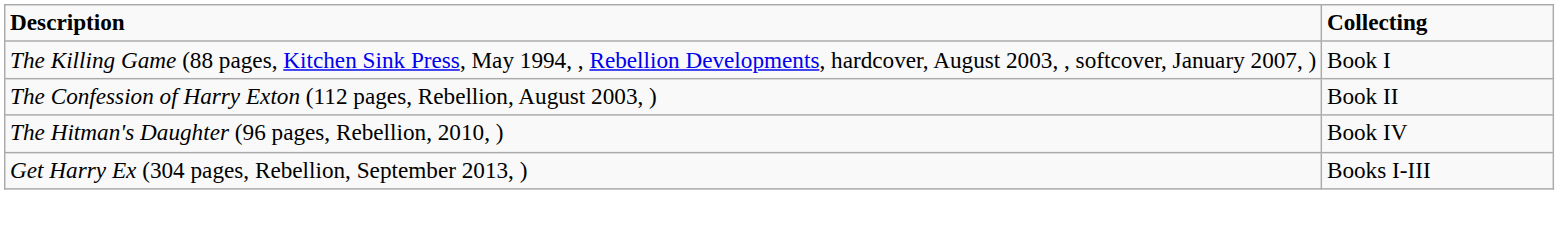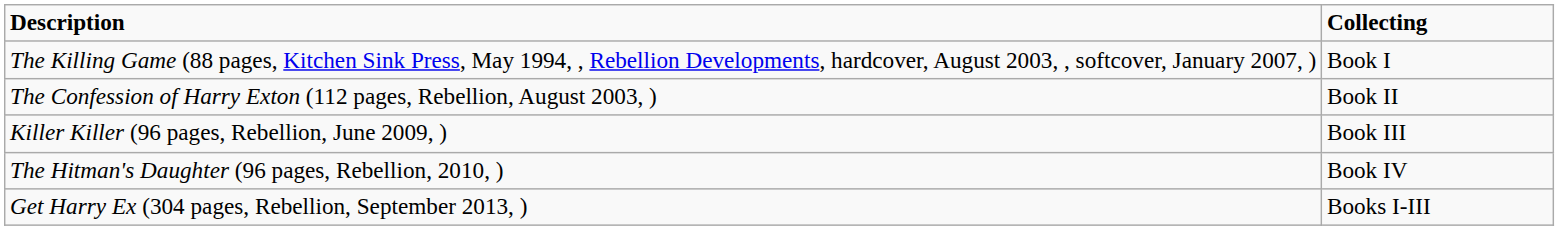+ row: (229, 133)
